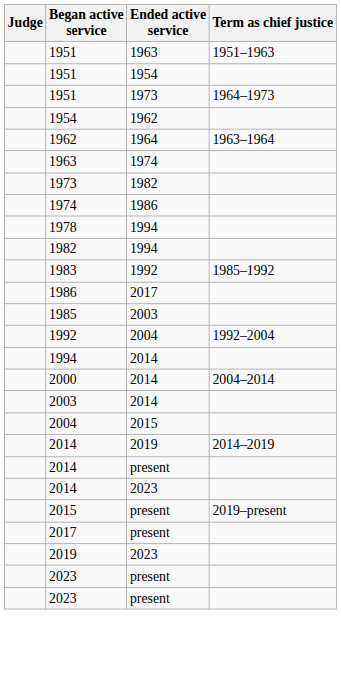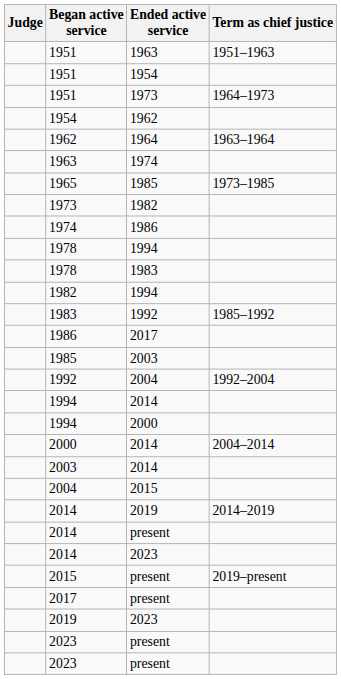+ row: (63, 183)
+ row: (63, 270)
+ row: (63, 423)
